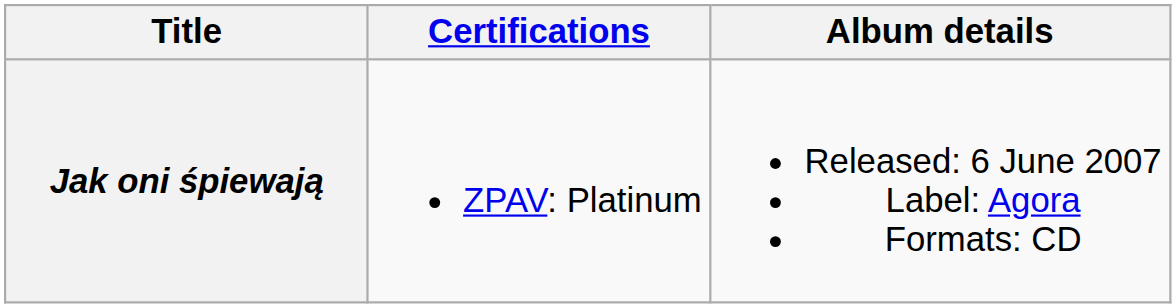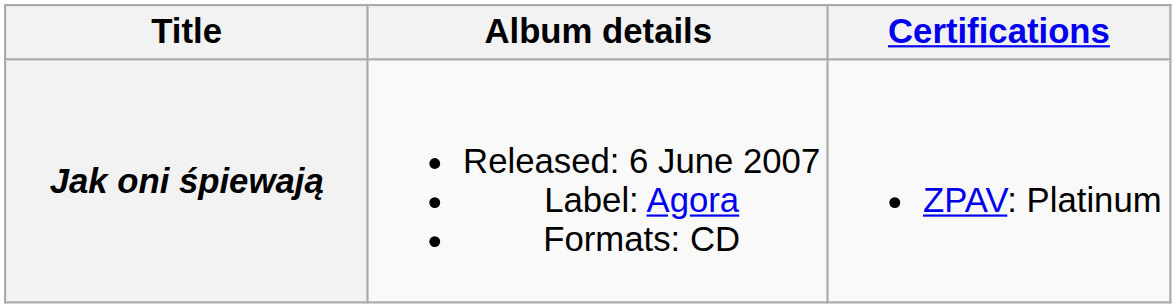columns swapped: (940, 32) <-> (539, 32)
